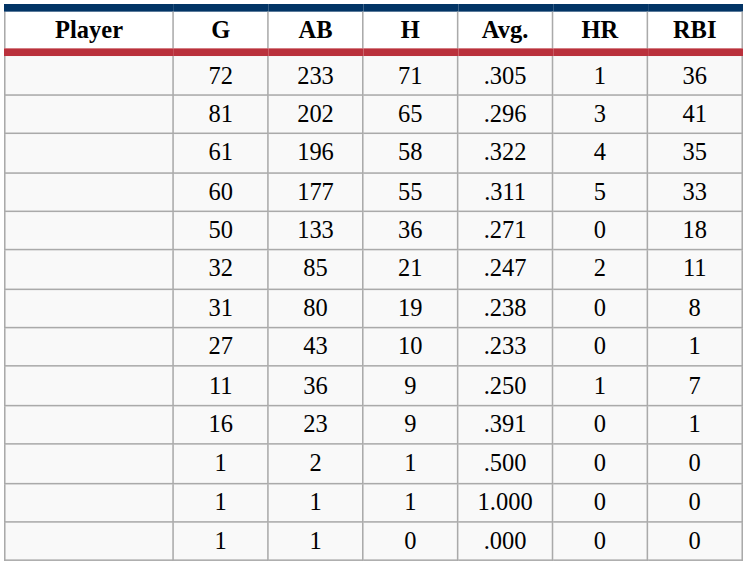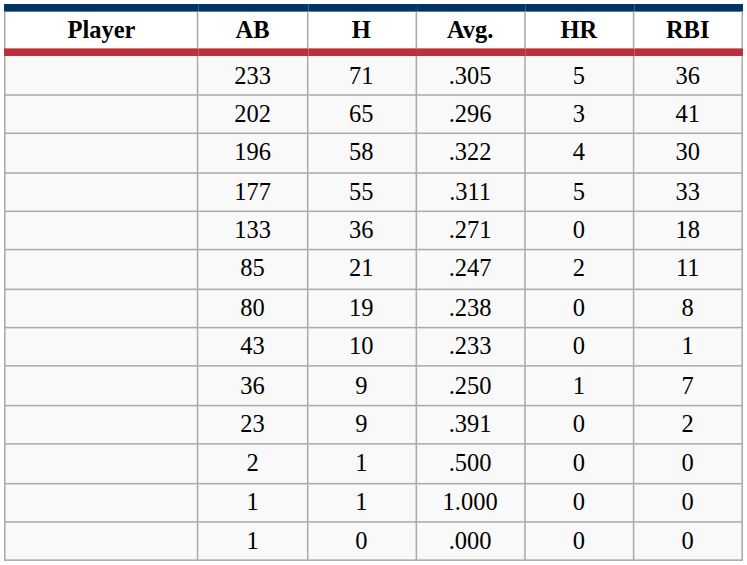- column: (221, 30)
(600, 74) 1 -> (579, 74) 5
(695, 152) 35 -> (688, 152) 30
(695, 424) 1 -> (688, 424) 2
